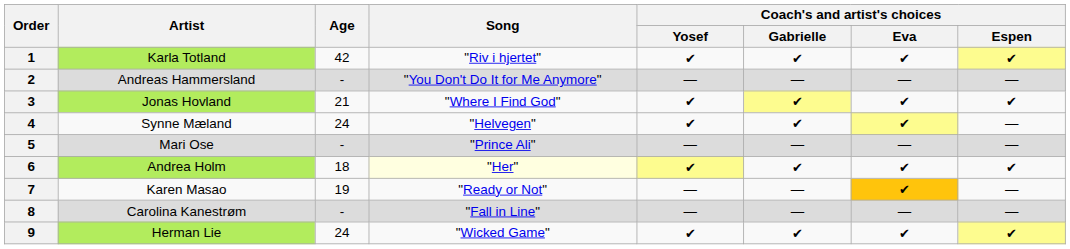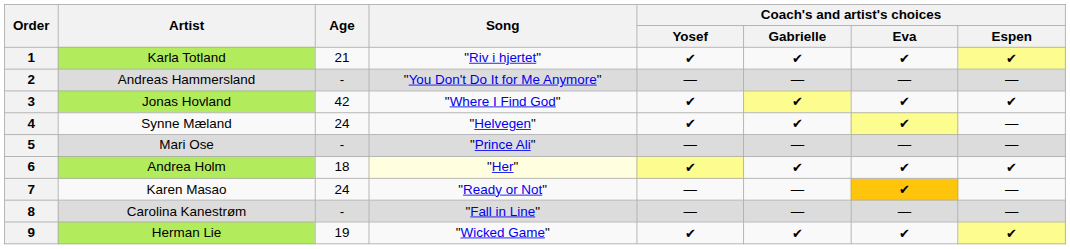(342, 58) 42 -> (342, 58) 21
(342, 101) 21 -> (342, 101) 42
(342, 189) 19 -> (342, 189) 24
(342, 232) 24 -> (342, 232) 19
